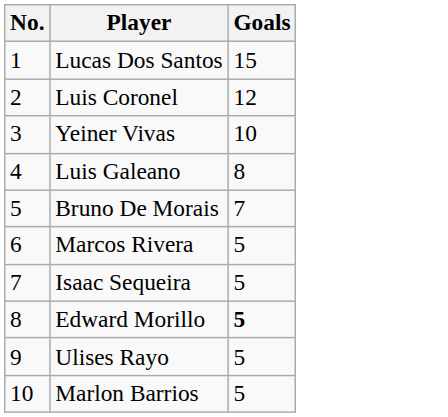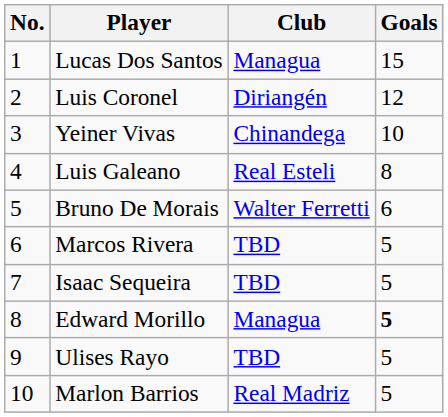+ column: (302, 23)
(239, 208) 7 -> (386, 208) 6
